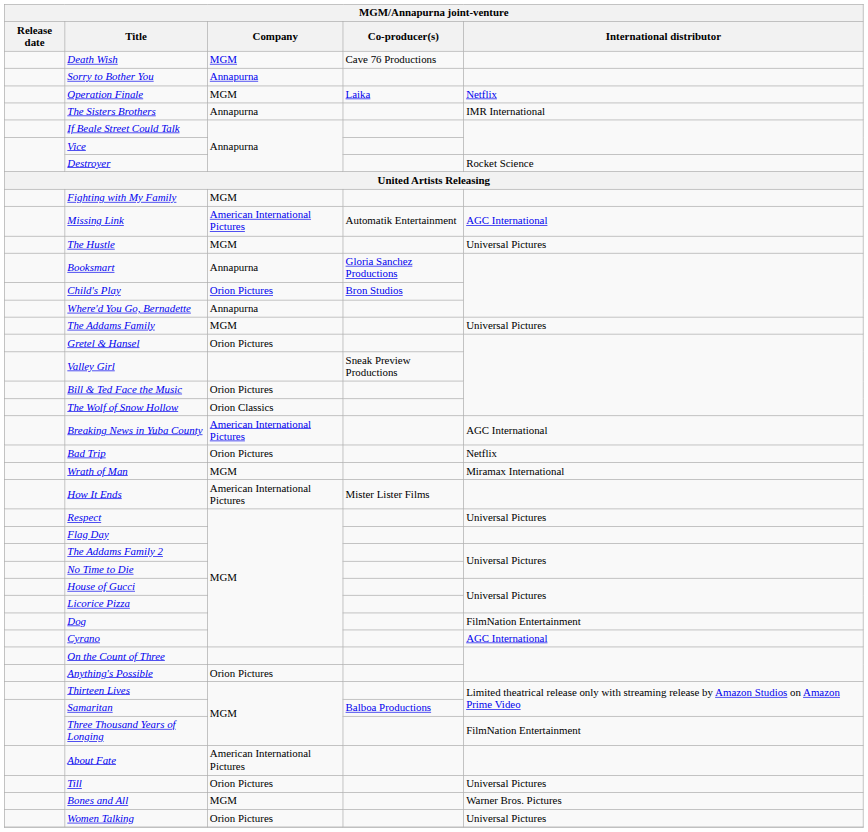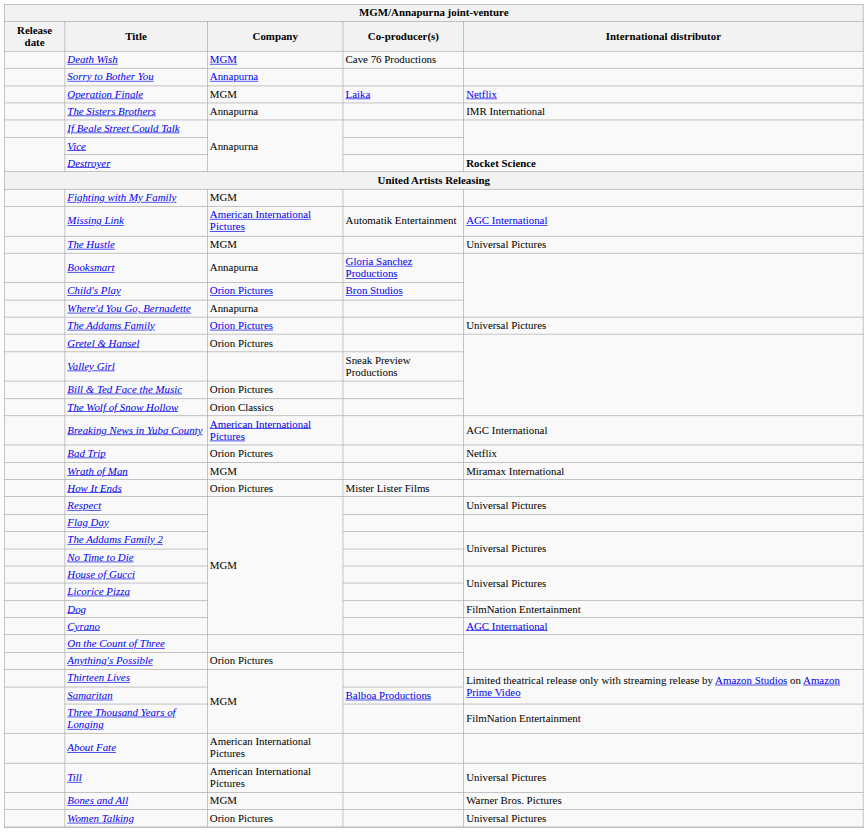(500, 163) normal -> (501, 163) bold
(223, 325) MGM -> (241, 325) Orion Pictures
(260, 494) American International Pictures -> (241, 488) Orion Pictures
(241, 783) Orion Pictures -> (260, 777) American International Pictures
